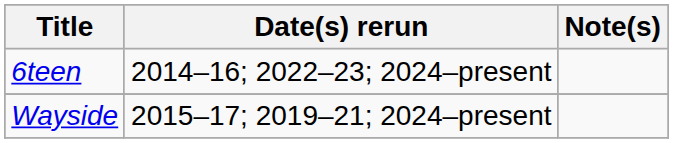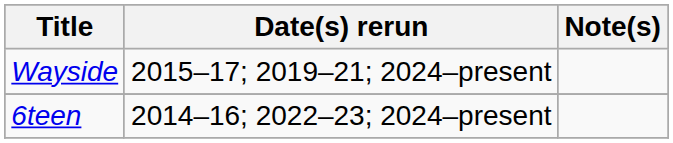rows swapped: (46, 71) <-> (65, 115)
